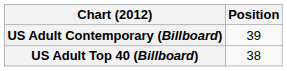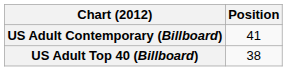(254, 35) 39 -> (254, 35) 41
